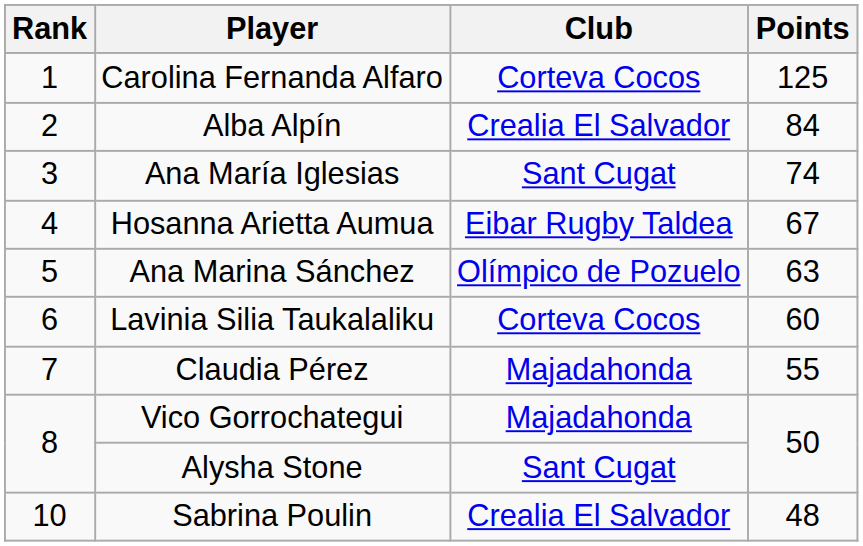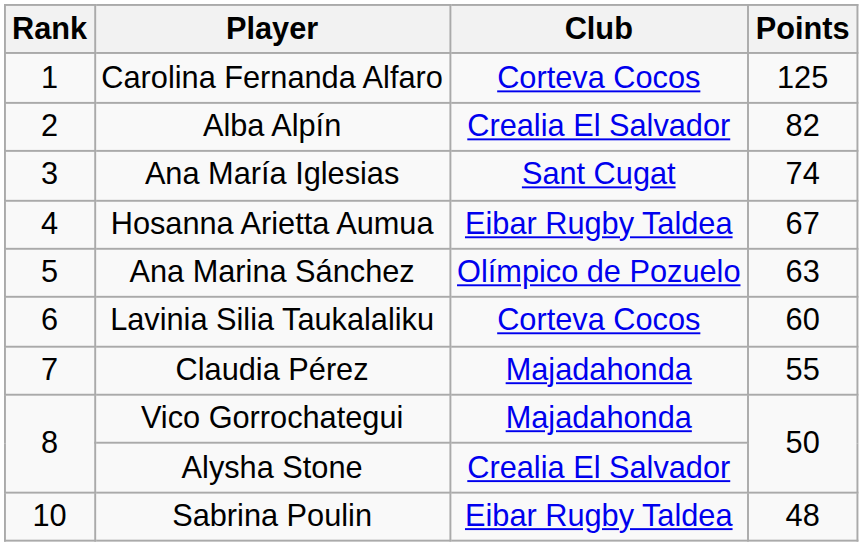(803, 126) 84 -> (803, 126) 82
(599, 467) Sant Cugat -> (599, 467) Crealia El Salvador
(599, 516) Crealia El Salvador -> (599, 516) Eibar Rugby Taldea
